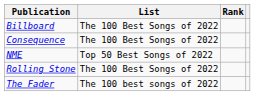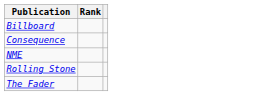- column: (149, 12)
